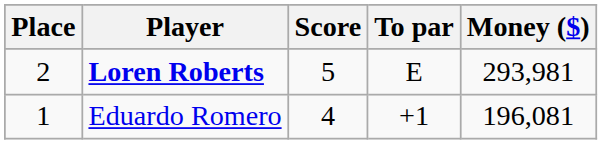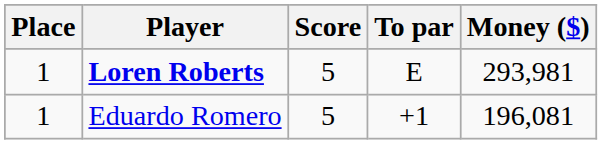(43, 71) 2 -> (43, 71) 1
(328, 116) 4 -> (328, 116) 5
